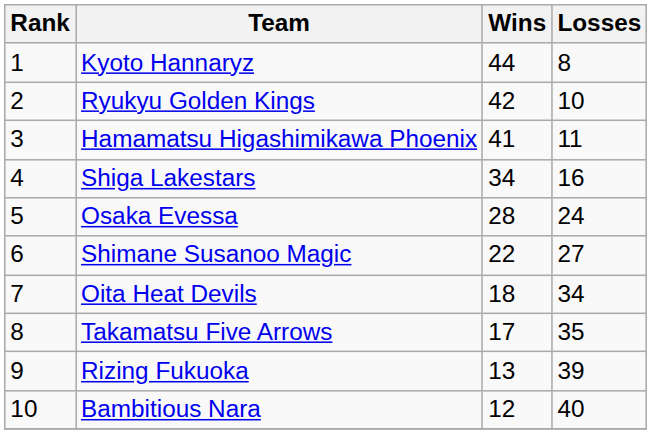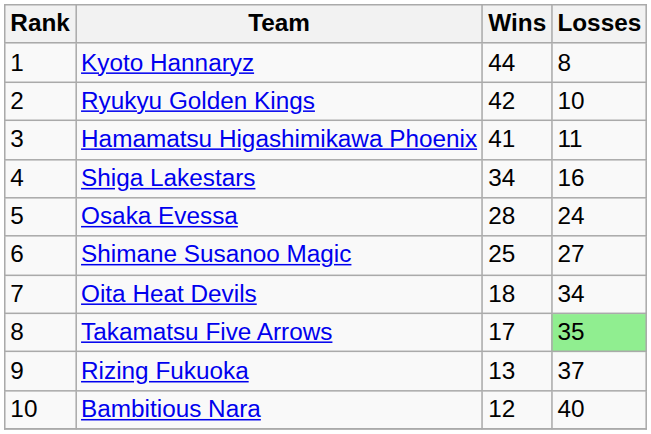(502, 255) 22 -> (502, 255) 25
(571, 332) no background -> (571, 332) lightgreen background
(571, 370) 39 -> (571, 370) 37
